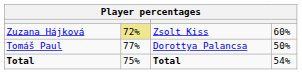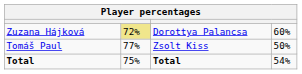(181, 31) Zsolt Kiss -> (200, 31) Dorottya Palancsa
(200, 46) Dorottya Palancsa -> (181, 46) Zsolt Kiss
